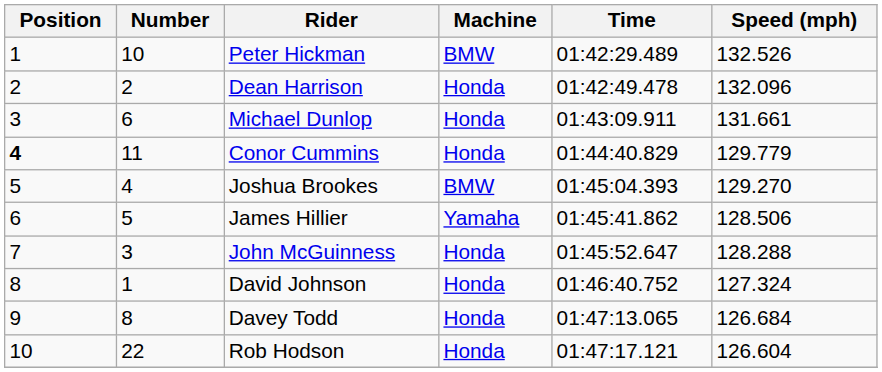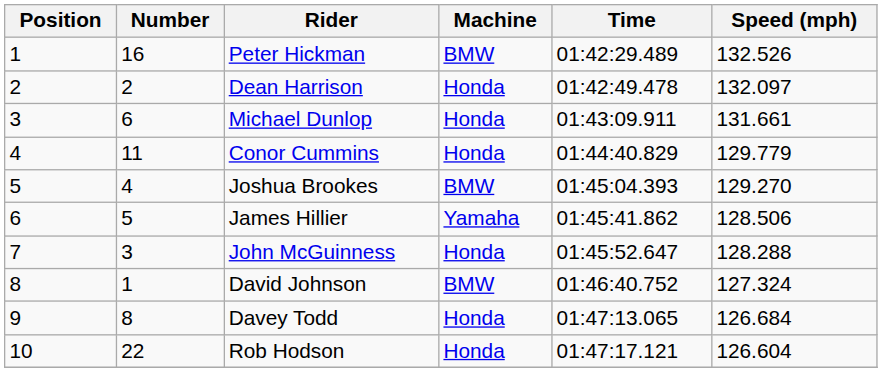(133, 53) 10 -> (133, 53) 16
(754, 86) 132.096 -> (754, 86) 132.097
(15, 152) bold -> (15, 152) normal
(474, 284) Honda -> (469, 284) BMW
